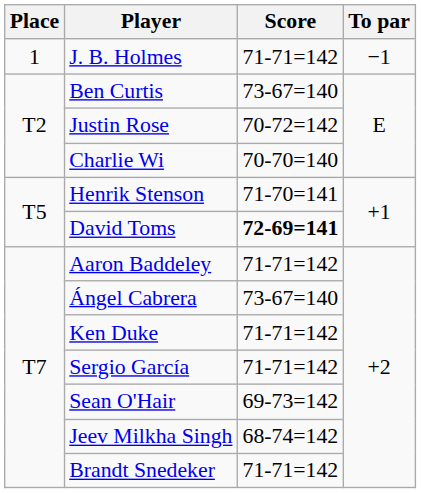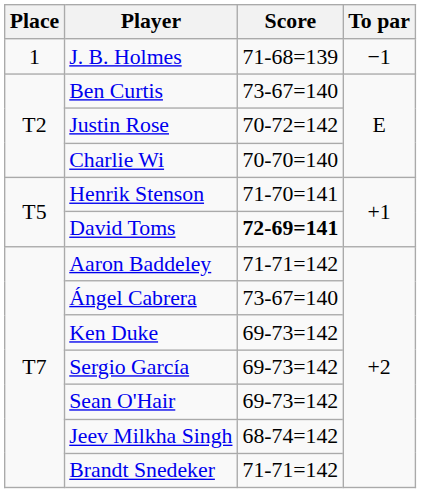(290, 56) 71-71=142 -> (290, 56) 71-68=139
(290, 332) 71-71=142 -> (290, 332) 69-73=142
(290, 366) 71-71=142 -> (290, 366) 69-73=142
